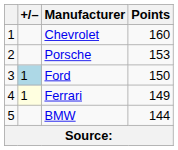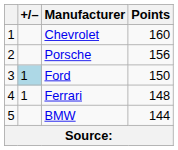(160, 55) 153 -> (160, 55) 156
(24, 96) lightyellow background -> (24, 96) no background
(160, 96) 149 -> (160, 96) 148
